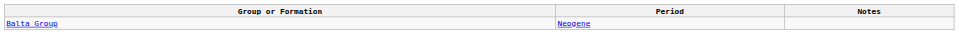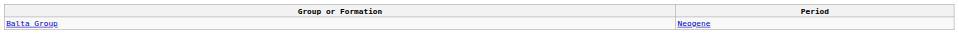- column: (869, 11)
